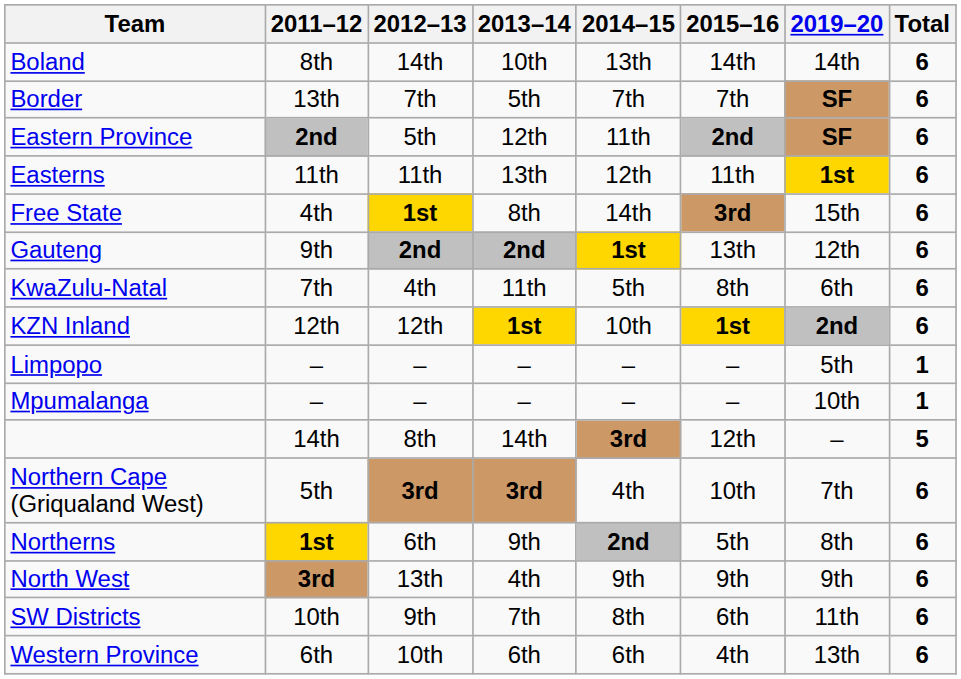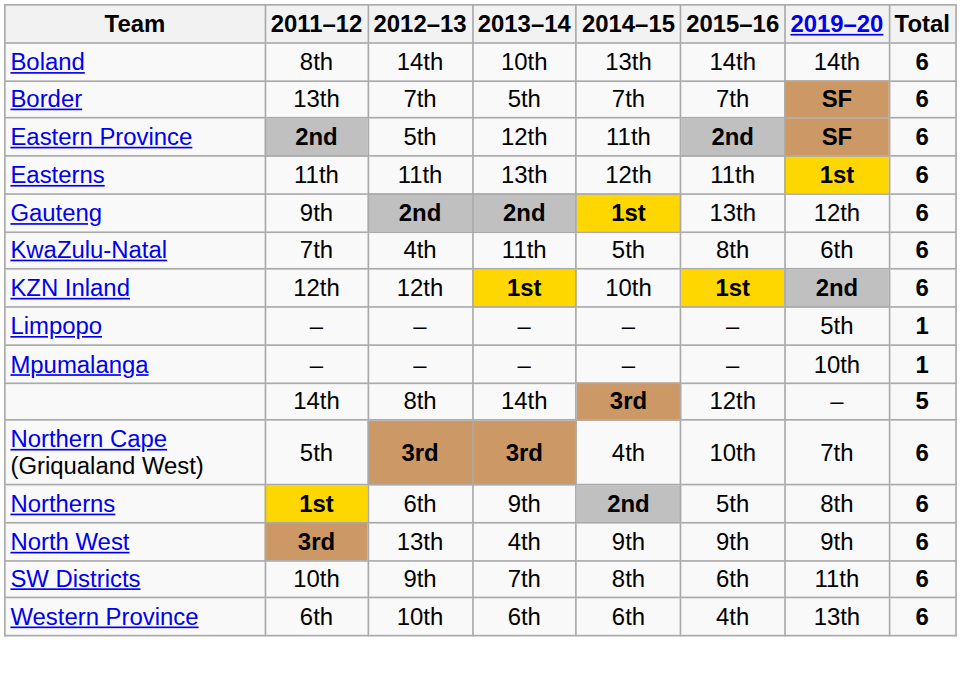- row: (66, 213)
